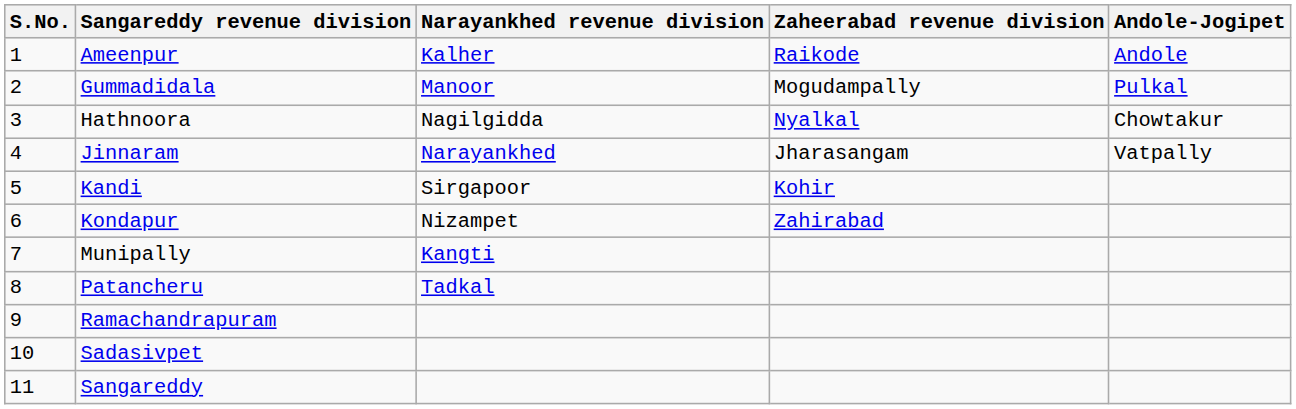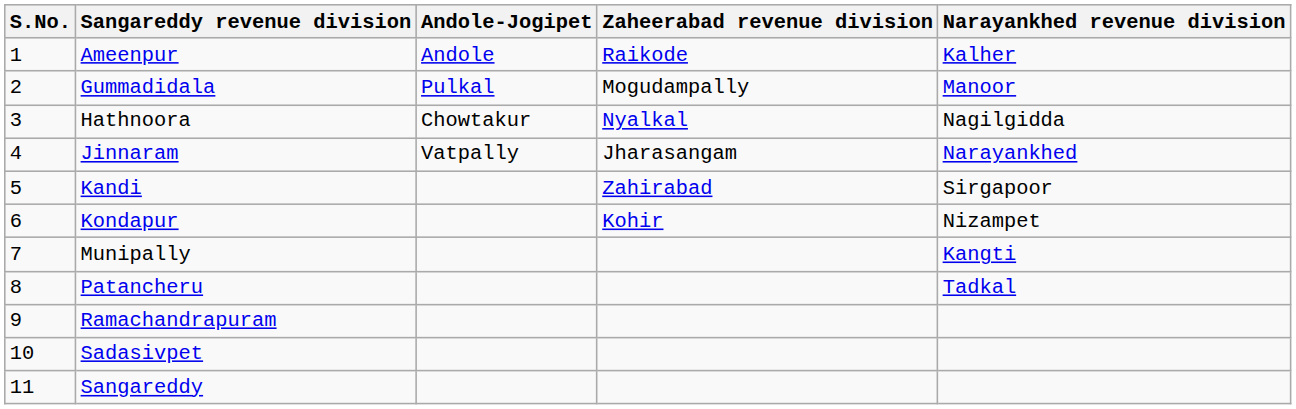columns swapped: (593, 21) <-> (1200, 21)
(804, 188) Kohir -> (657, 188) Zahirabad
(829, 221) Zahirabad -> (633, 221) Kohir
